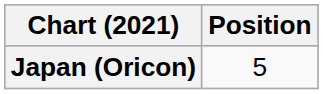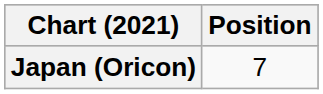(260, 66) 5 -> (260, 66) 7
